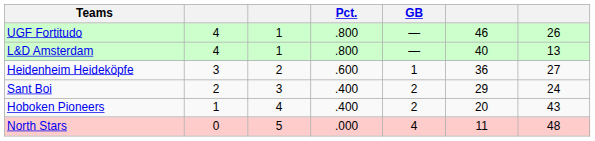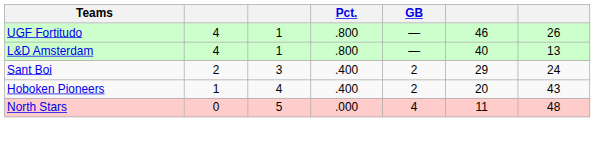- row: (70, 70)
